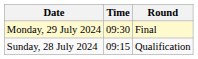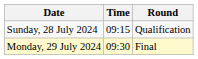rows swapped: (52, 46) <-> (54, 29)
